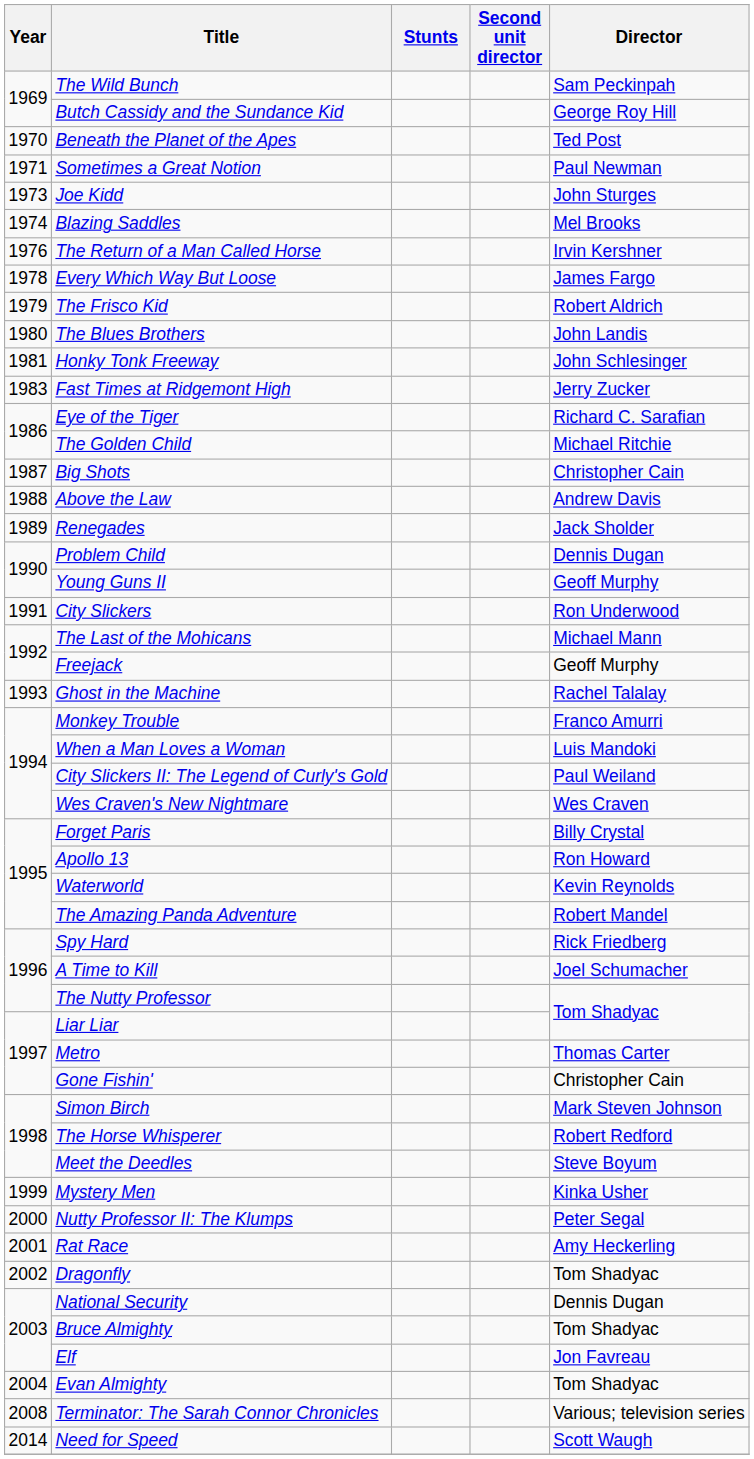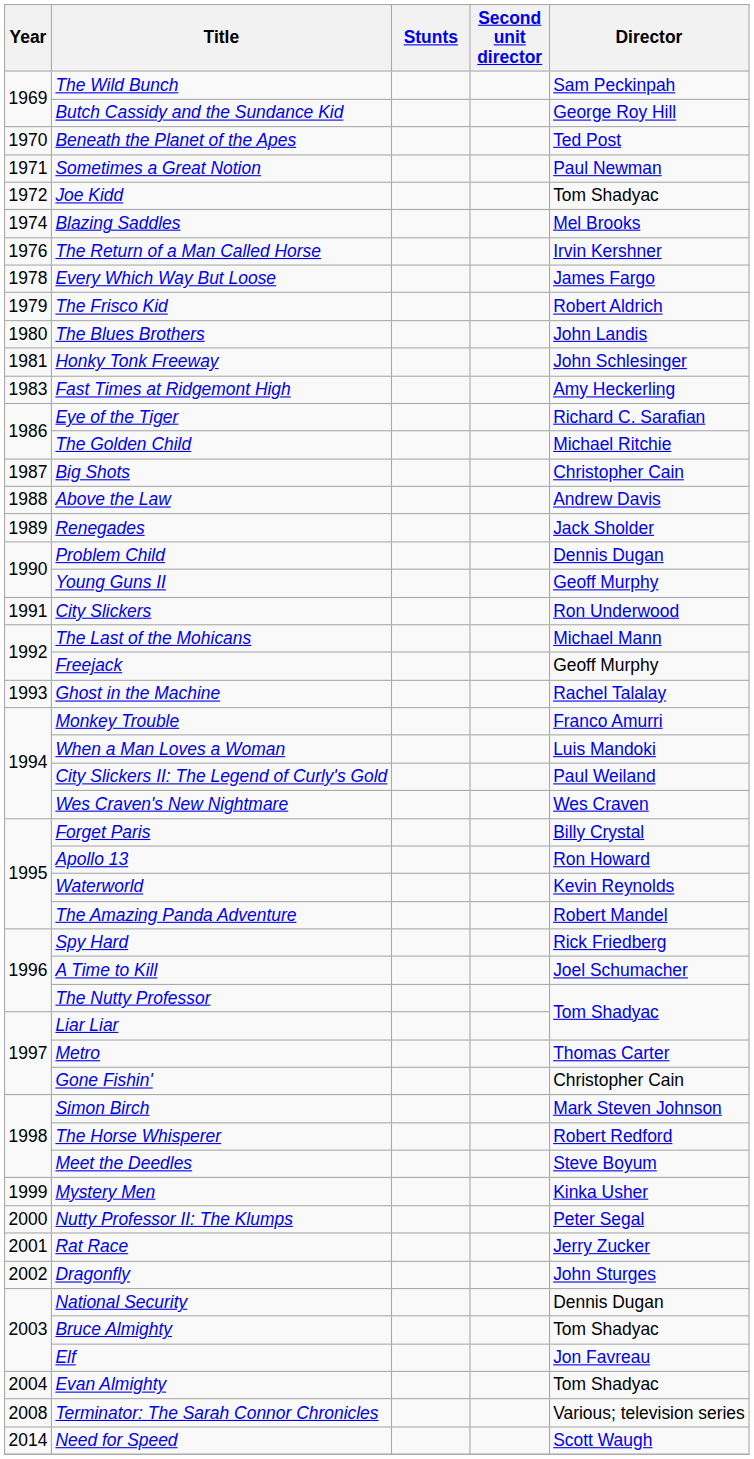(28, 195) 1973 -> (28, 195) 1972
(605, 195) John Sturges -> (606, 195) Tom Shadyac
(602, 389) Jerry Zucker -> (614, 389) Amy Heckerling
(614, 1246) Amy Heckerling -> (602, 1246) Jerry Zucker
(606, 1274) Tom Shadyac -> (605, 1274) John Sturges
